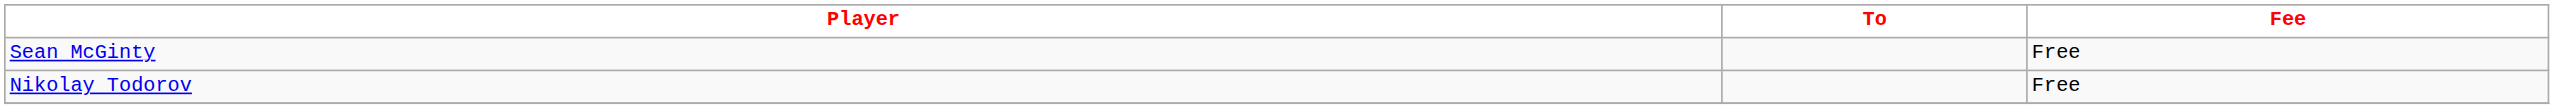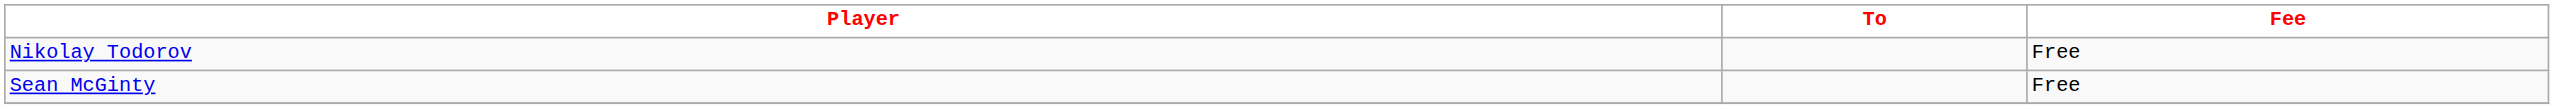rows swapped: (83, 54) <-> (101, 87)
